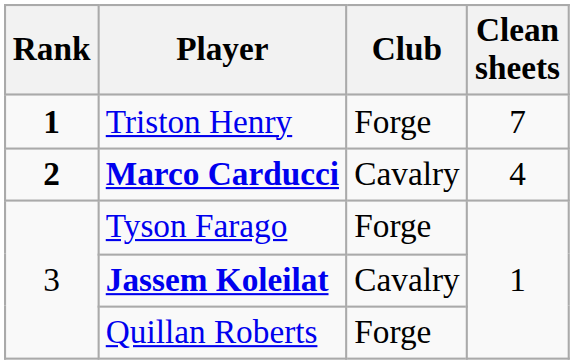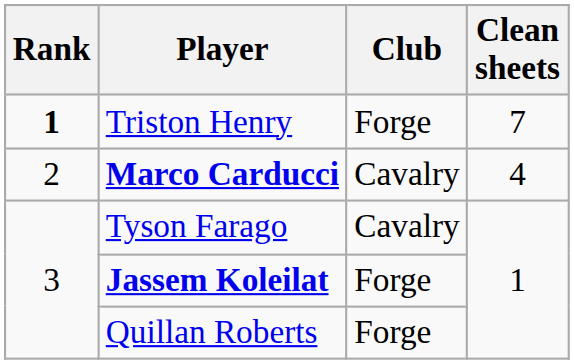(52, 173) bold -> (52, 173) normal
(393, 226) Forge -> (407, 226) Cavalry
(407, 279) Cavalry -> (393, 279) Forge
